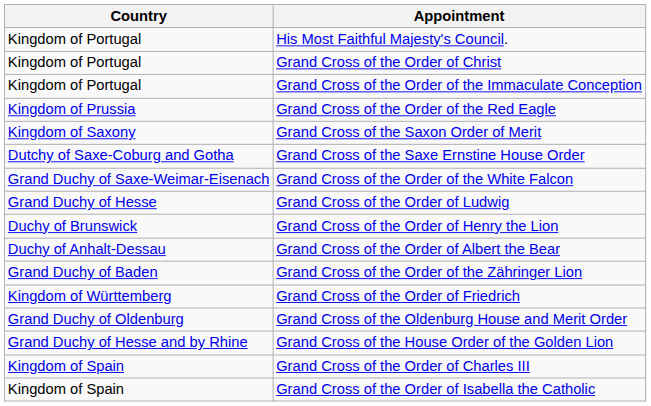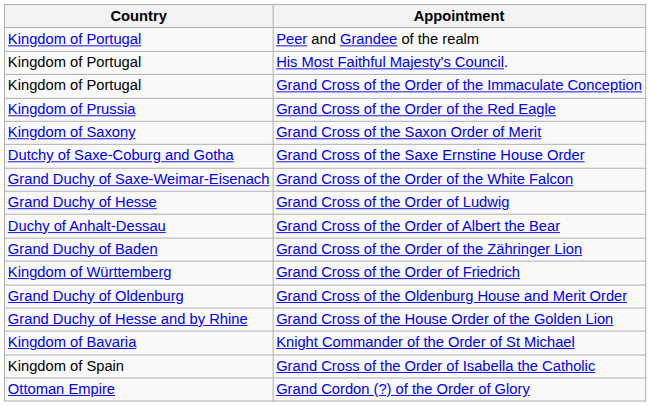+ row: (378, 39)
- row: (389, 62)
- row: (417, 226)
+ row: (425, 343)
- row: (403, 366)
+ row: (403, 389)
